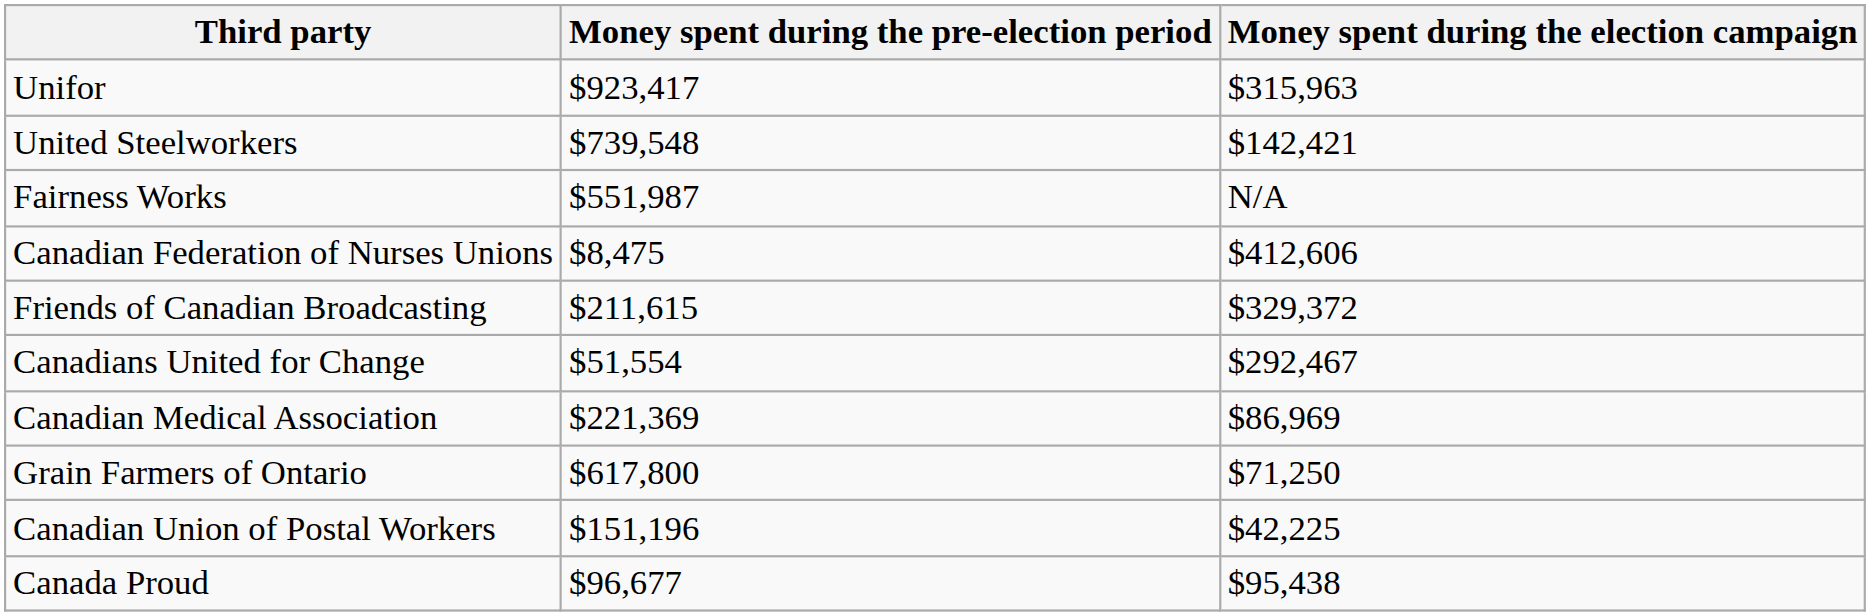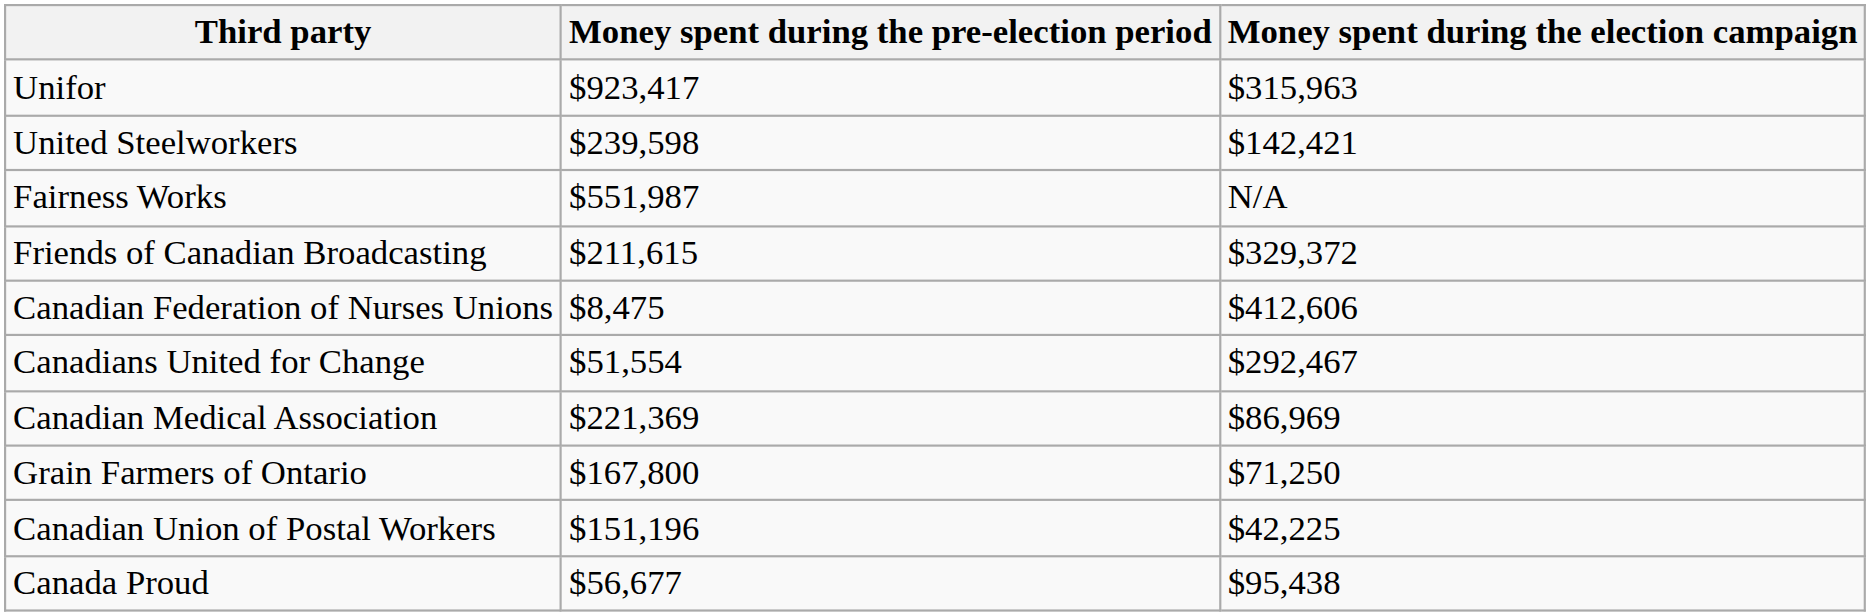(634, 142) $739,548 -> (634, 142) $239,598
rows swapped: (250, 307) <-> (283, 252)
(634, 472) $617,800 -> (634, 472) $167,800
(626, 582) $96,677 -> (626, 582) $56,677
